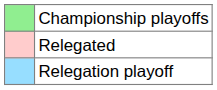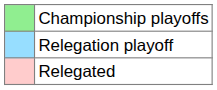rows swapped: (106, 71) <-> (77, 45)
